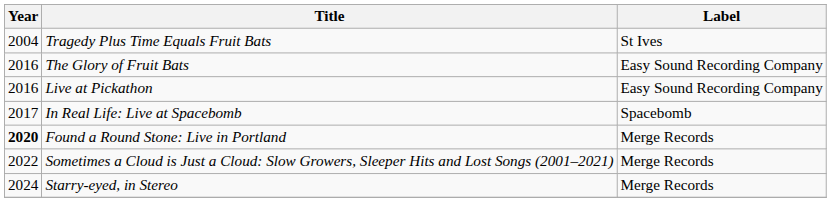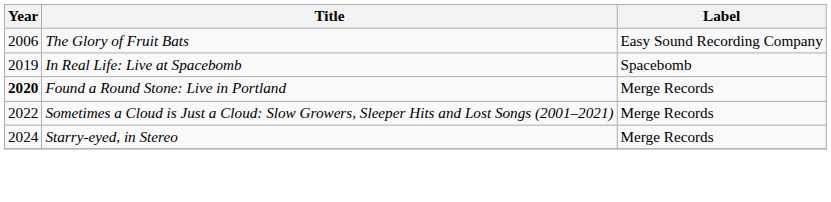- row: (158, 40)
(23, 64) 2016 -> (23, 40) 2006
- row: (99, 88)
(23, 112) 2017 -> (23, 64) 2019
